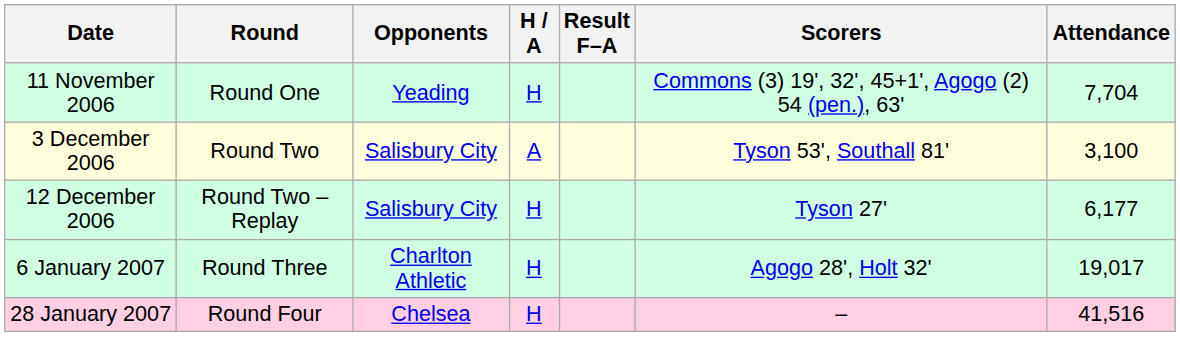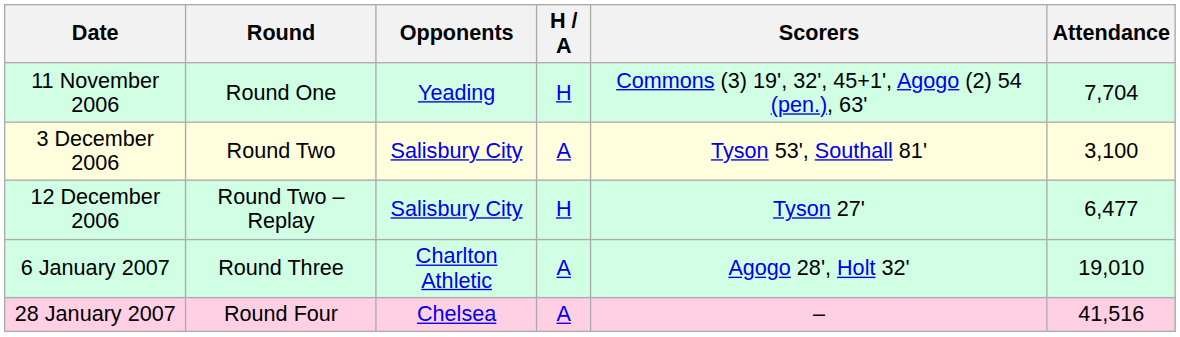- column: (597, 33)
(1111, 209) 6,177 -> (1111, 209) 6,477
(534, 268) H -> (564, 268) A
(1111, 268) 19,017 -> (1111, 268) 19,010
(534, 314) H -> (564, 314) A
